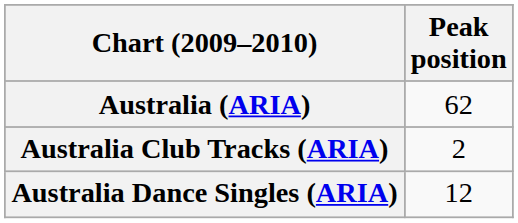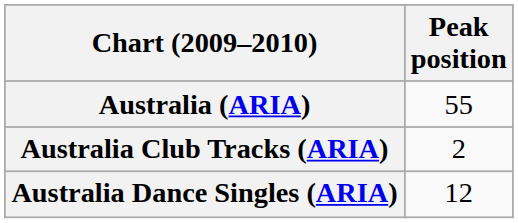(459, 103) 62 -> (459, 103) 55
